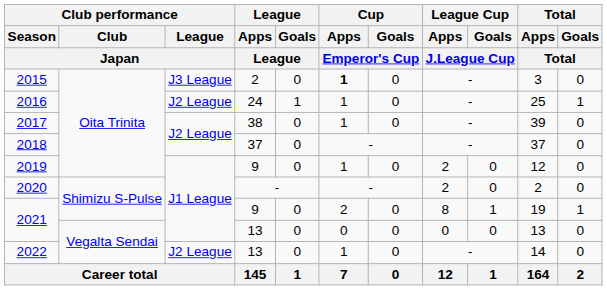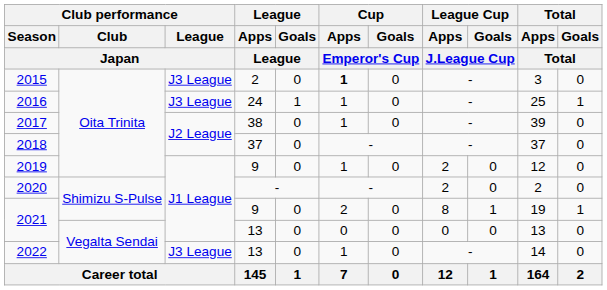(200, 101) J2 League -> (200, 101) J3 League
(200, 252) J2 League -> (200, 252) J3 League
